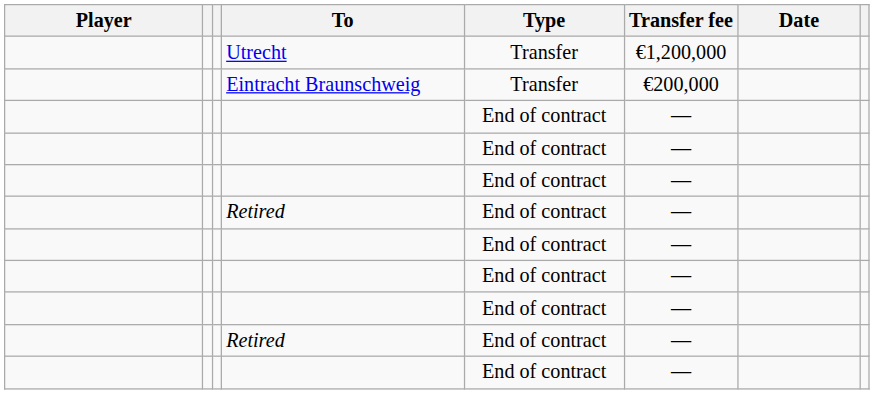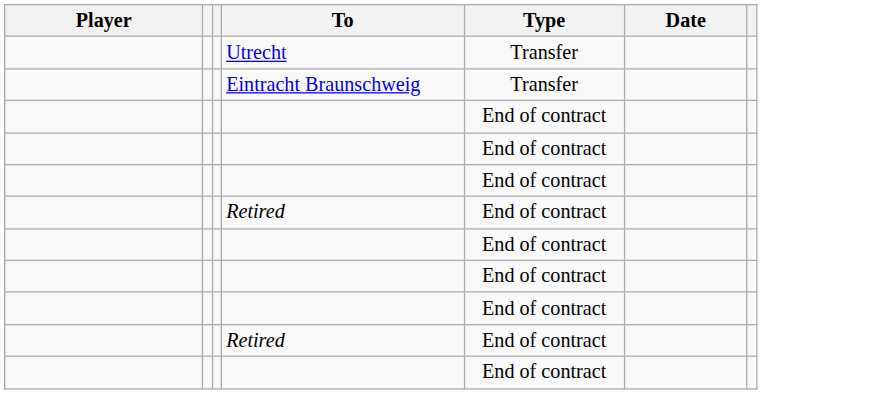- column: (681, 20)
